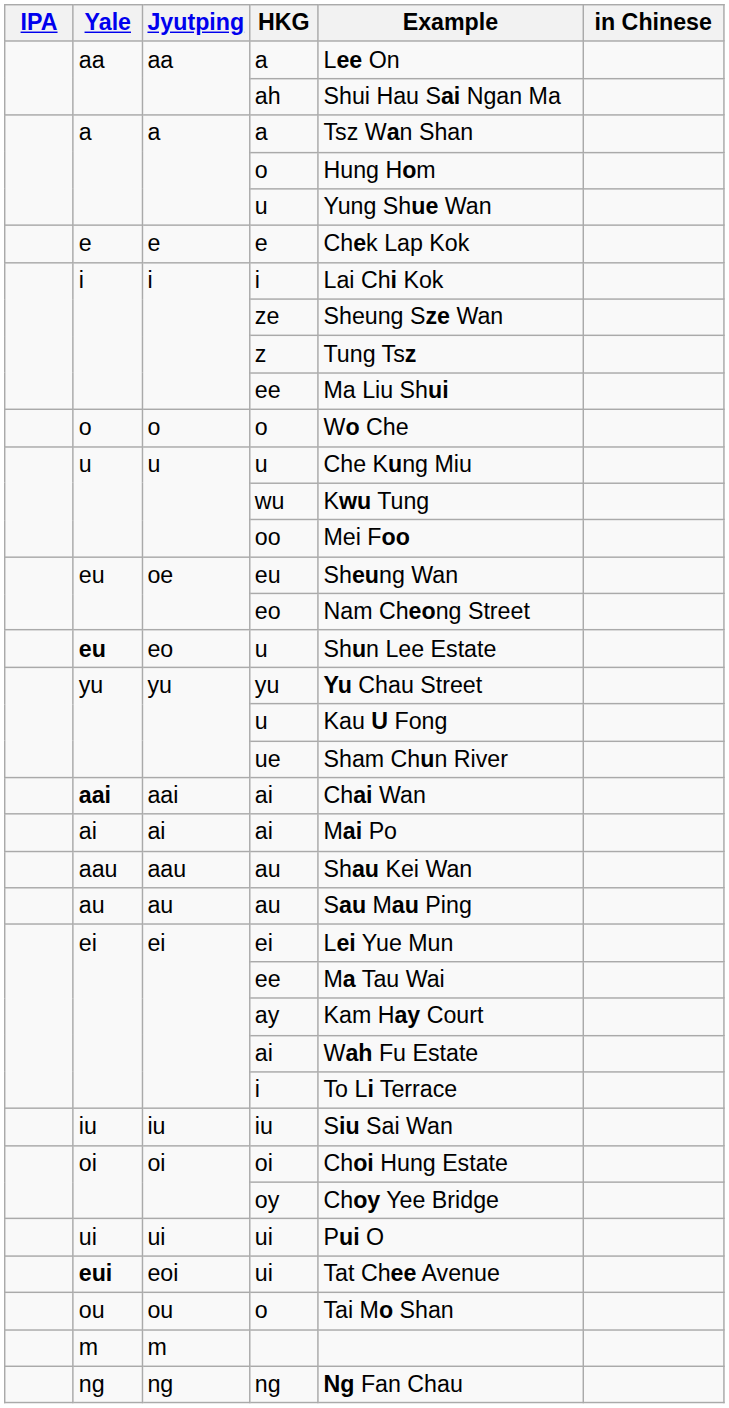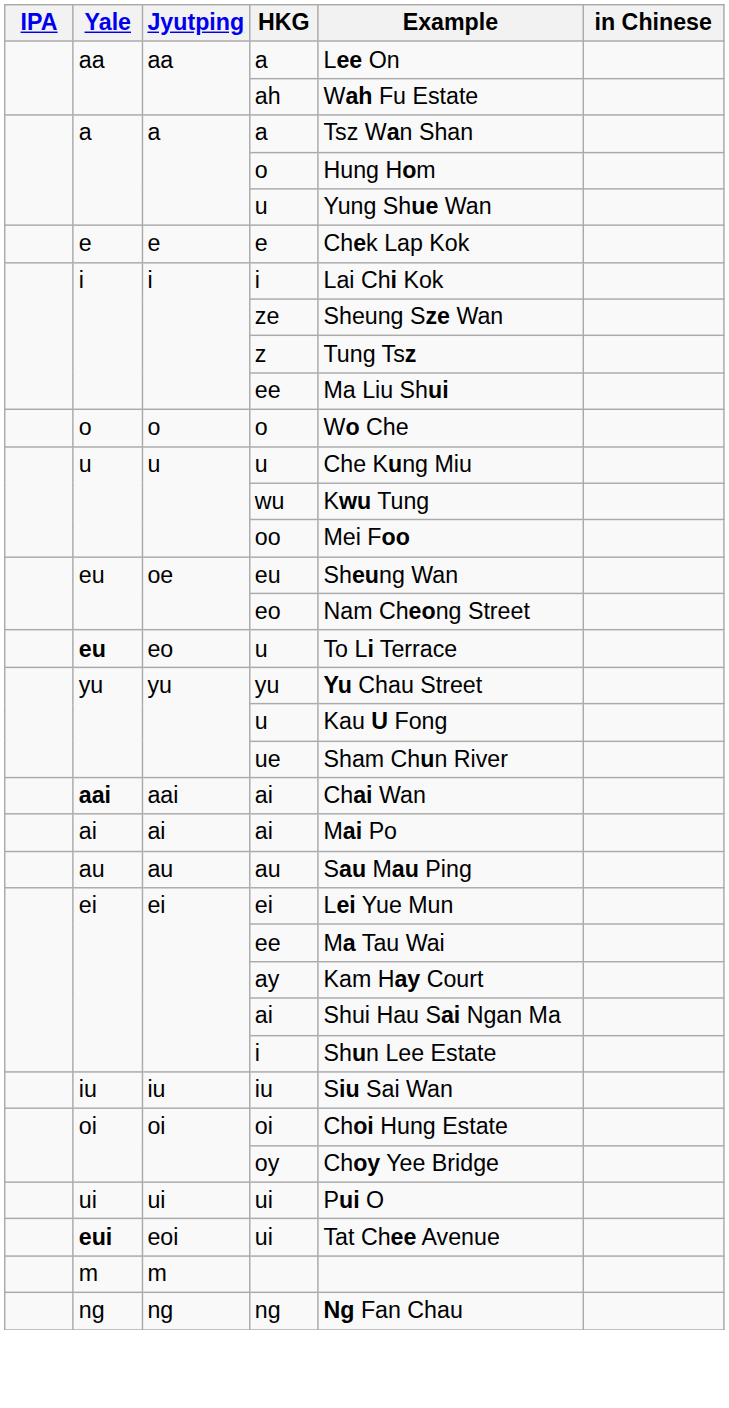(442, 96) Shui Hau Sai Ngan Ma -> (401, 96) Wah Fu Estate
(410, 648) Shun Lee Estate -> (390, 648) To Li Terrace
- row: (167, 869)
(401, 1053) Wah Fu Estate -> (442, 1016) Shui Hau Sai Ngan Ma
(390, 1089) To Li Terrace -> (410, 1053) Shun Lee Estate
- row: (160, 1310)
